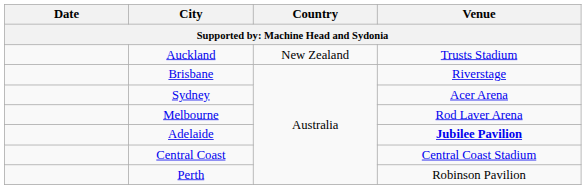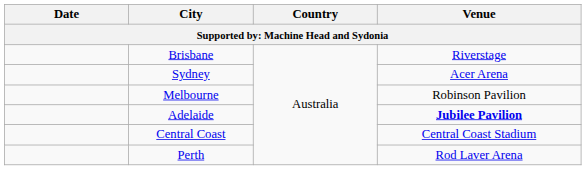- row: (191, 54)
(479, 114) Rod Laver Arena -> (479, 94) Robinson Pavilion
(479, 174) Robinson Pavilion -> (479, 154) Rod Laver Arena
